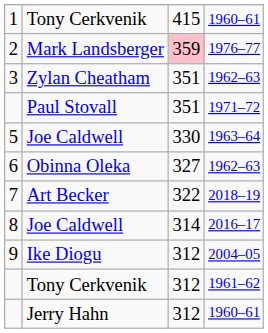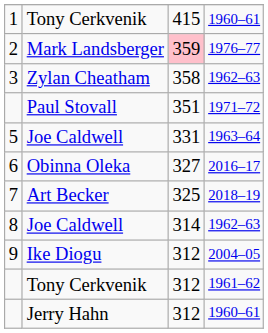(186, 78) 351 -> (186, 78) 358
(186, 136) 330 -> (186, 136) 331
(234, 166) 1962–63 -> (234, 166) 2016–17
(186, 195) 322 -> (186, 195) 325
(234, 225) 2016–17 -> (234, 225) 1962–63
